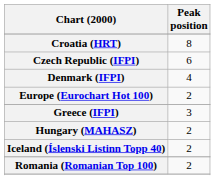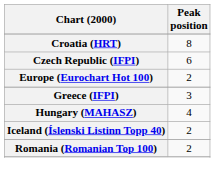- row: (86, 78)
(189, 130) 2 -> (189, 113) 4
